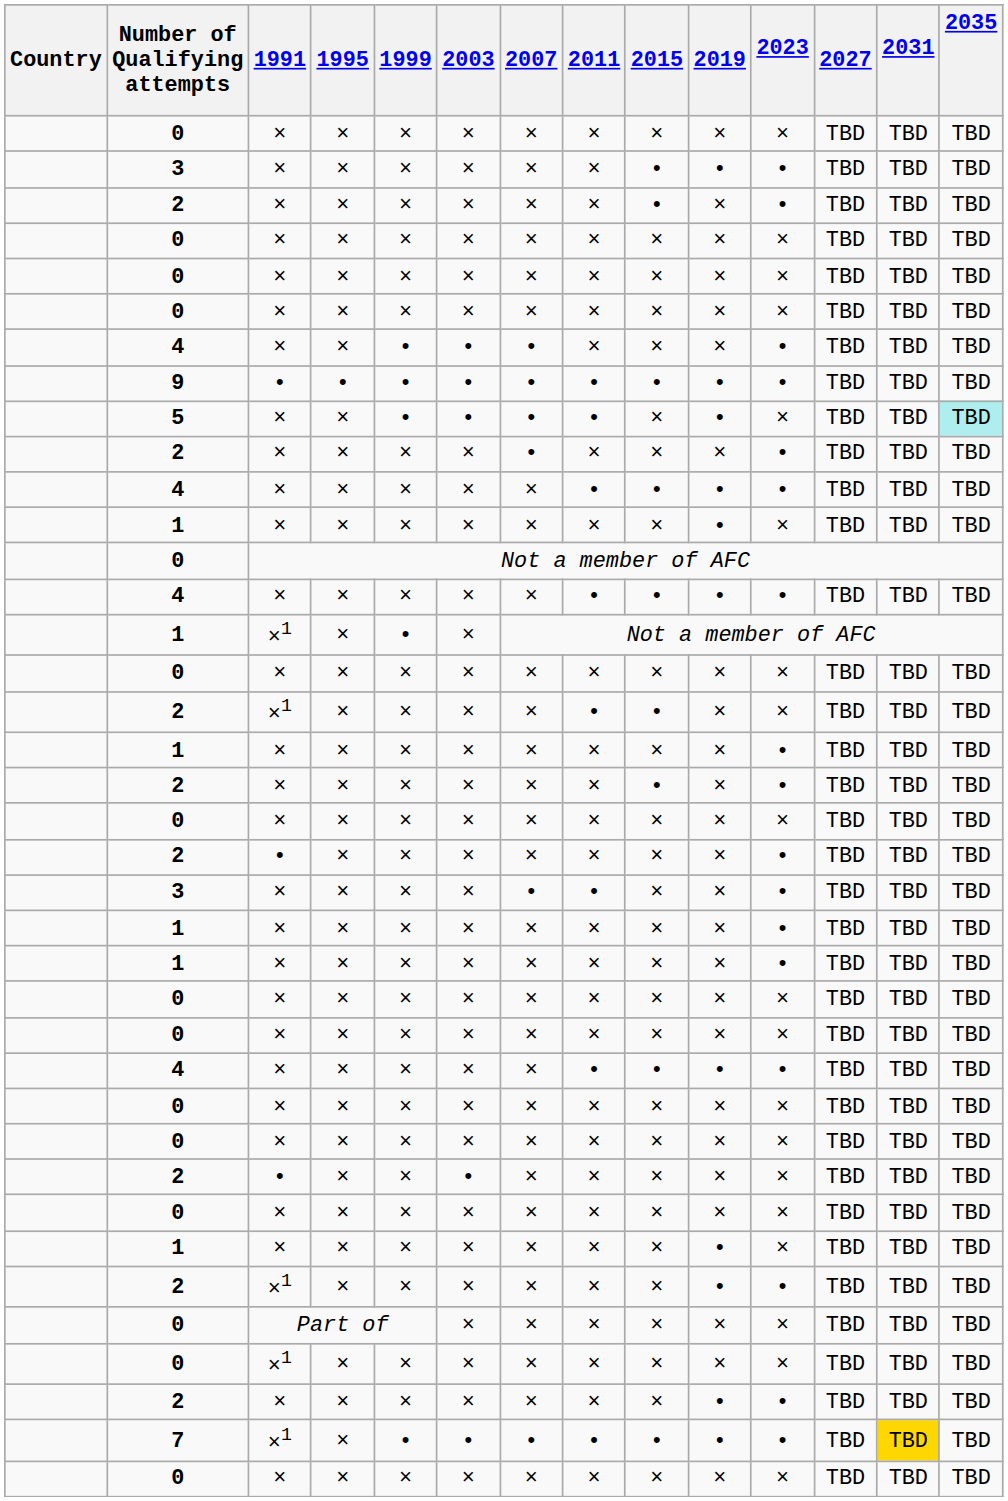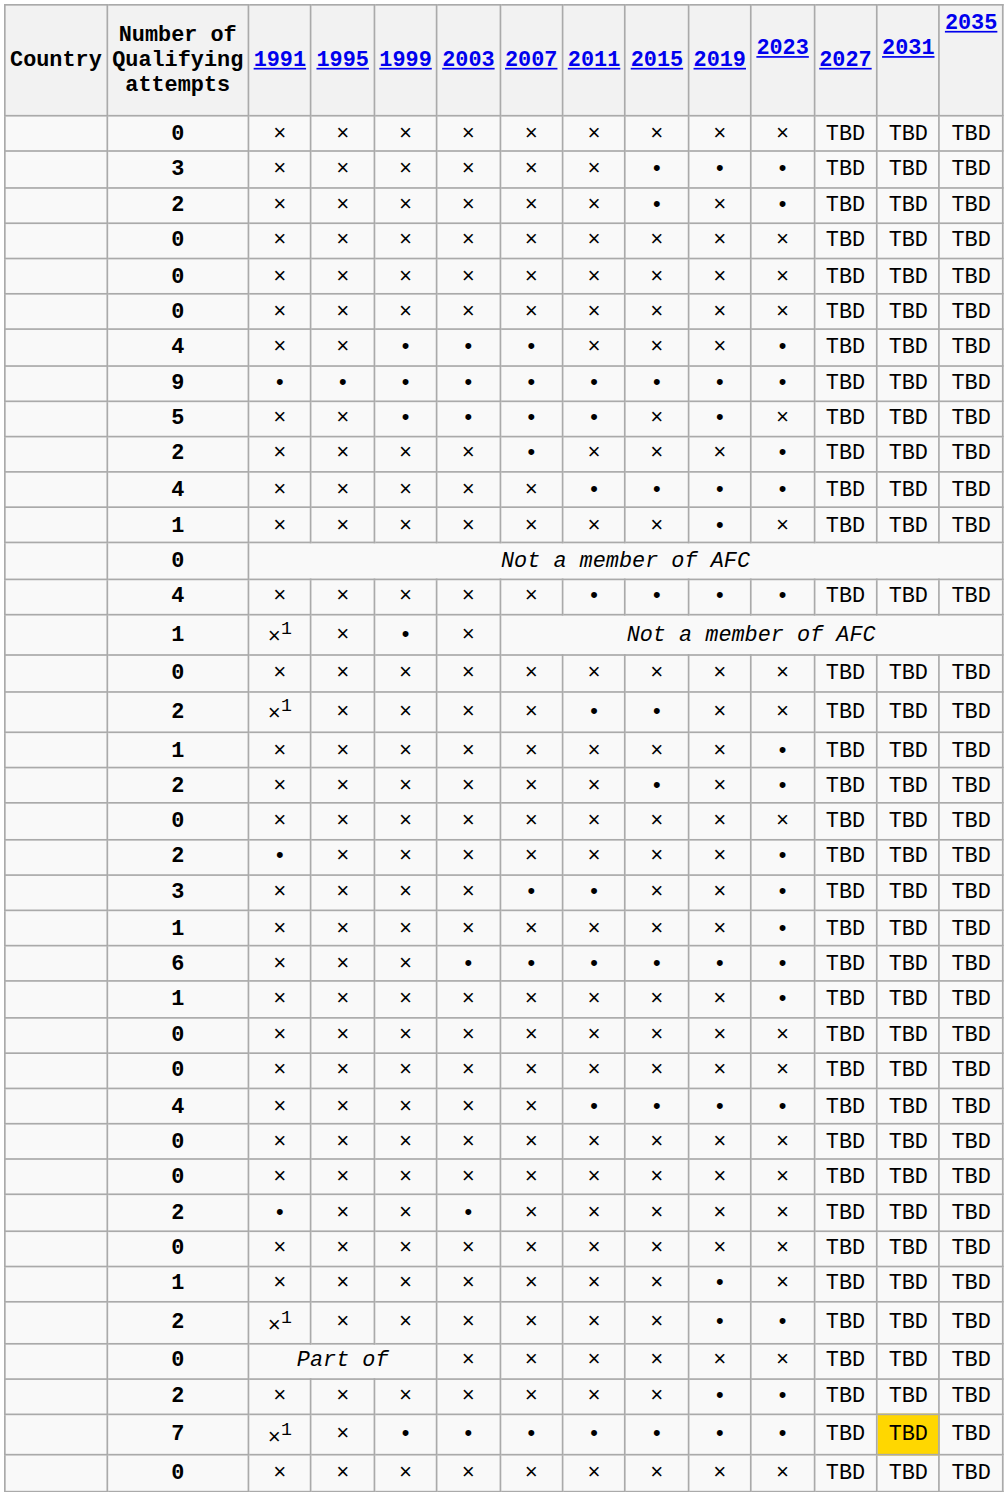(971, 419) paleturquoise background -> (971, 419) no background
+ row: (178, 964)
- row: (178, 1364)
